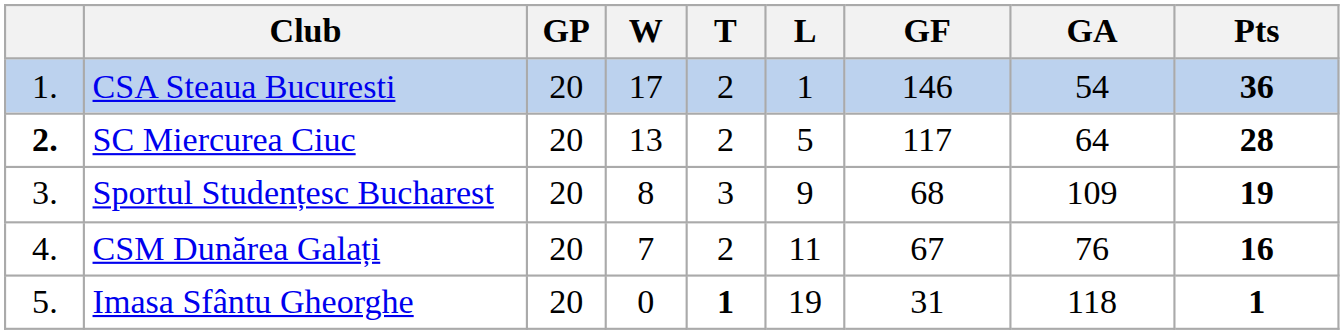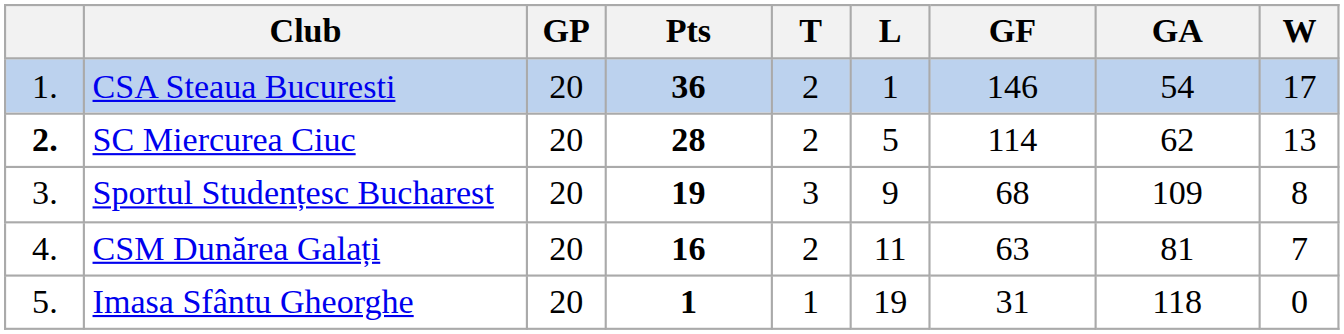columns swapped: (646, 31) <-> (1257, 31)
(927, 139) 117 -> (1012, 139) 114
(1092, 139) 64 -> (1177, 139) 62
(927, 247) 67 -> (1012, 247) 63
(1092, 247) 76 -> (1177, 247) 81
(725, 301) bold -> (811, 301) normal
